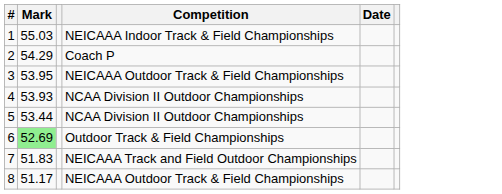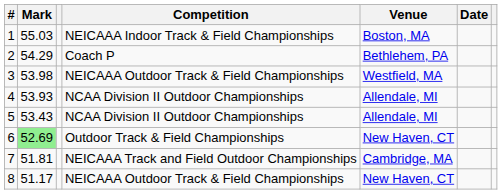+ column: (408, 14)
(37, 76) 53.95 -> (37, 76) 53.98
(37, 117) 53.44 -> (37, 117) 53.43
(37, 158) 51.83 -> (37, 158) 51.81
